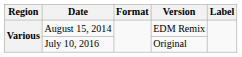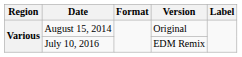(179, 28) EDM Remix -> (170, 28) Original
(170, 44) Original -> (179, 44) EDM Remix
